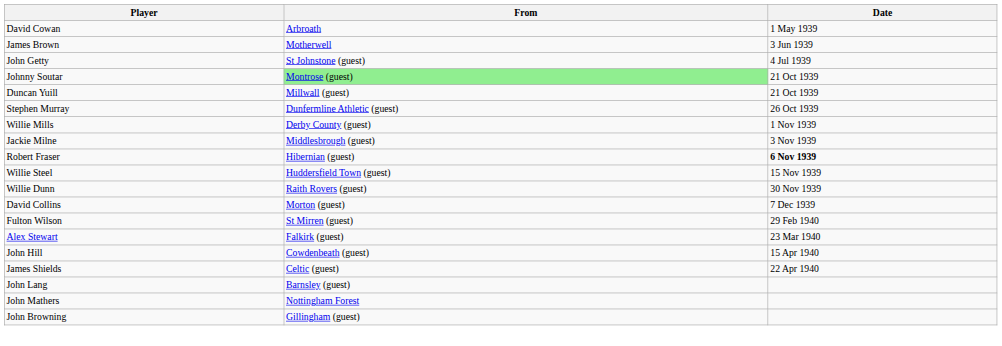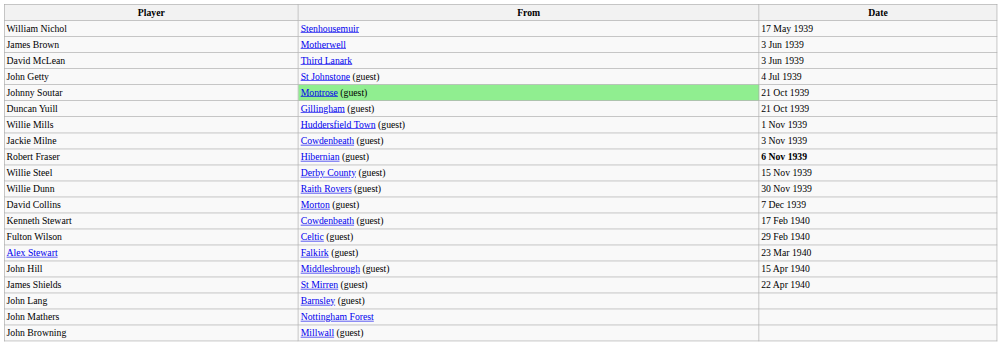- row: (33, 28)
+ row: (37, 28)
+ row: (36, 60)
(317, 92) Millwall (guest) -> (338, 108) Gillingham (guest)
- row: (38, 108)
(328, 124) Derby County (guest) -> (353, 124) Huddersfield Town (guest)
(330, 141) Middlesbrough (guest) -> (342, 141) Cowdenbeath (guest)
(338, 173) Huddersfield Town (guest) -> (343, 173) Derby County (guest)
+ row: (39, 221)
(320, 221) St Mirren (guest) -> (327, 237) Celtic (guest)
(327, 253) Cowdenbeath (guest) -> (345, 269) Middlesbrough (guest)
(312, 269) Celtic (guest) -> (334, 285) St Mirren (guest)
(323, 317) Gillingham (guest) -> (332, 333) Millwall (guest)
